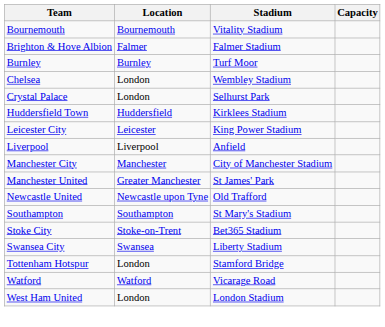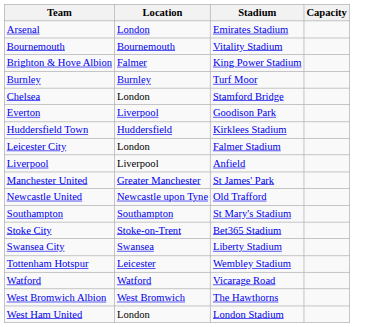+ row: (23, 29)
(247, 46) Falmer Stadium -> (257, 63) King Power Stadium
(252, 79) Wembley Stadium -> (248, 96) Stamford Bridge
- row: (37, 96)
+ row: (23, 113)
(136, 130) Leicester -> (133, 146) London
(257, 130) King Power Stadium -> (247, 146) Falmer Stadium
- row: (42, 163)
(133, 264) London -> (136, 264) Leicester
(248, 264) Stamford Bridge -> (252, 264) Wembley Stadium
+ row: (56, 297)
